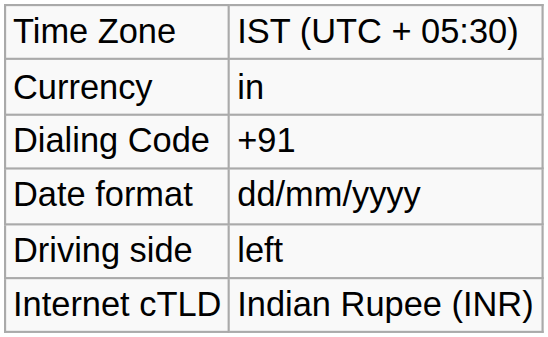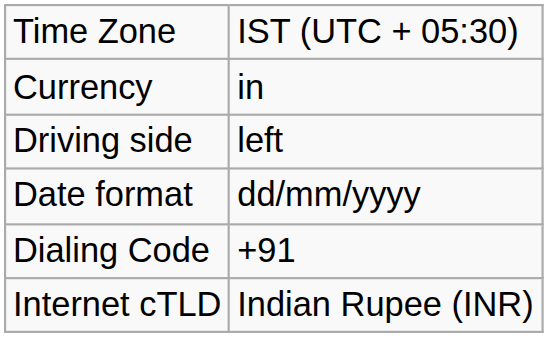rows swapped: (111, 140) <-> (103, 250)
